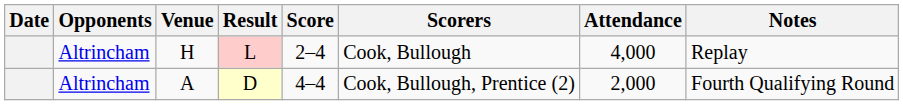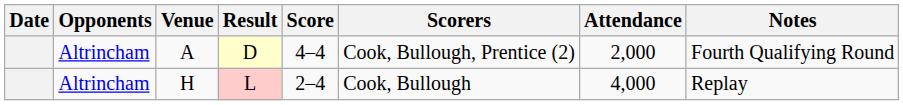rows swapped: (187, 83) <-> (187, 52)
